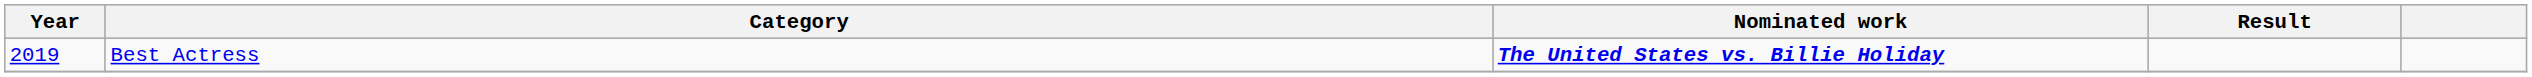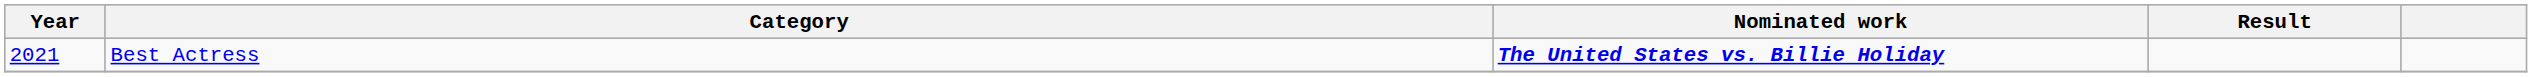(35, 55) 2019 -> (35, 55) 2021
